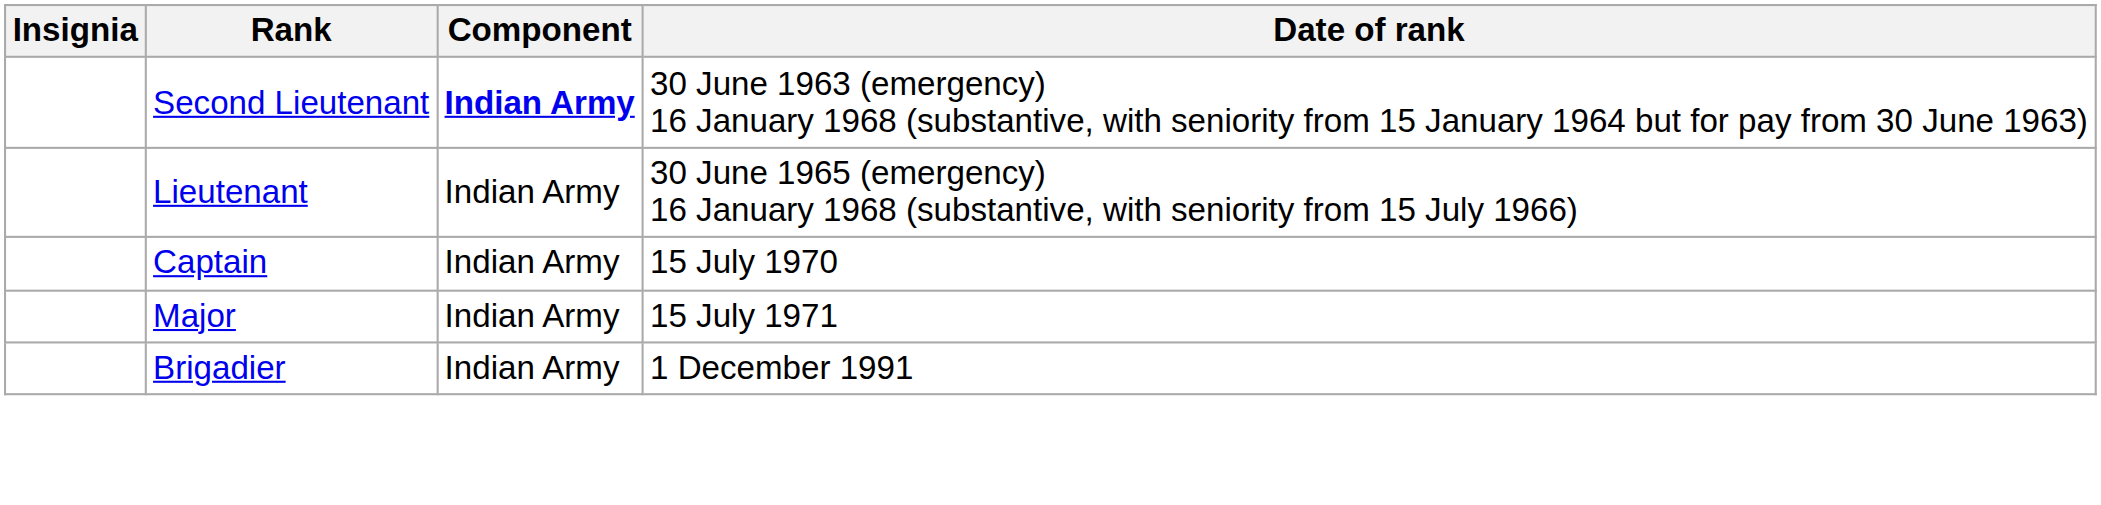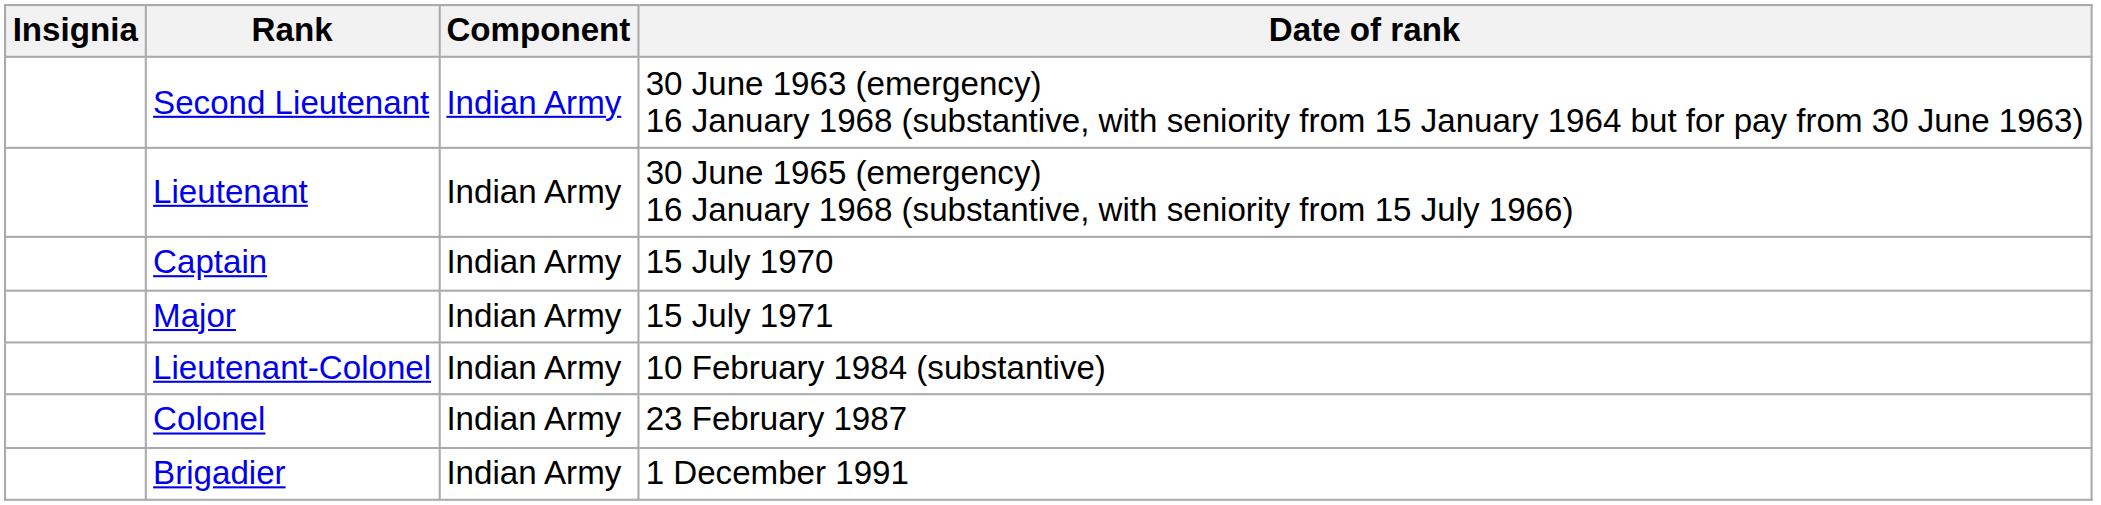(540, 101) bold -> (534, 101) normal
+ row: (292, 367)
+ row: (209, 420)
